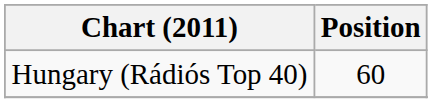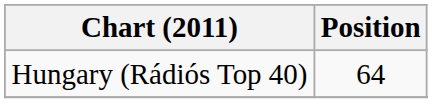(371, 73) 60 -> (371, 73) 64
